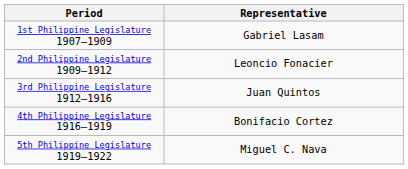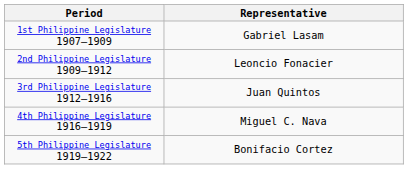(283, 121) Bonifacio Cortez -> (283, 121) Miguel C. Nava
(283, 150) Miguel C. Nava -> (283, 150) Bonifacio Cortez
